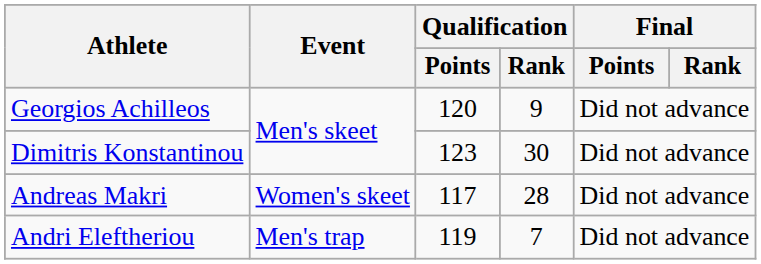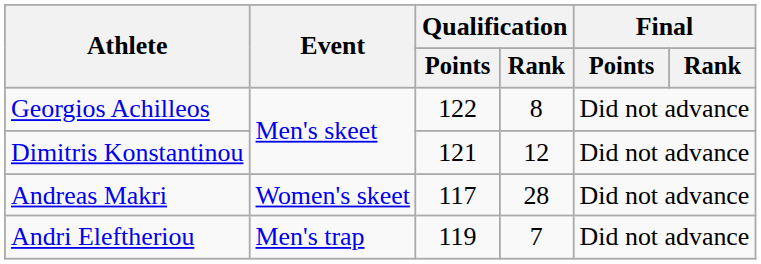(458, 109) 120 -> (458, 109) 122
(536, 109) 9 -> (536, 109) 8
(458, 152) 123 -> (458, 152) 121
(536, 152) 30 -> (536, 152) 12
